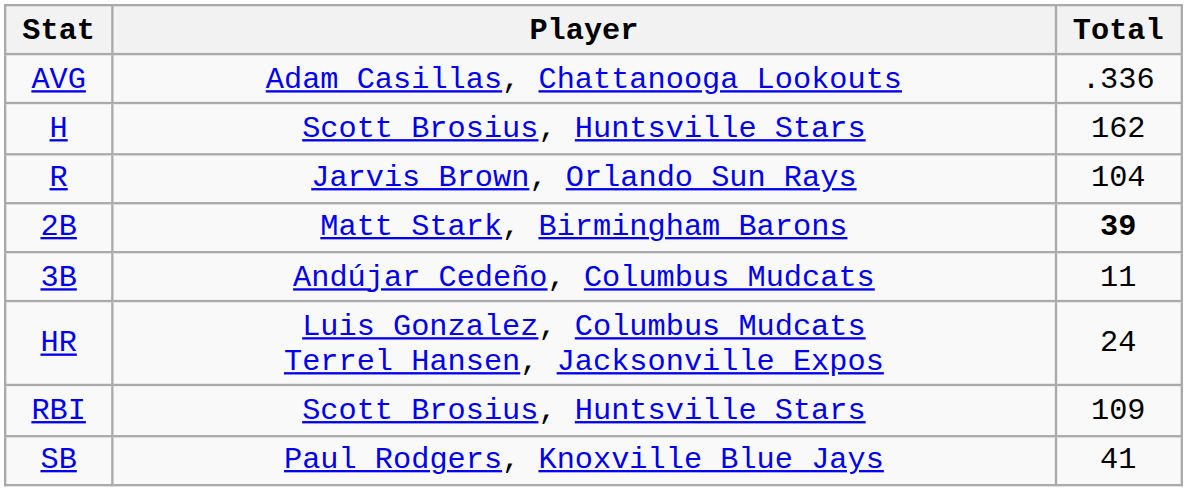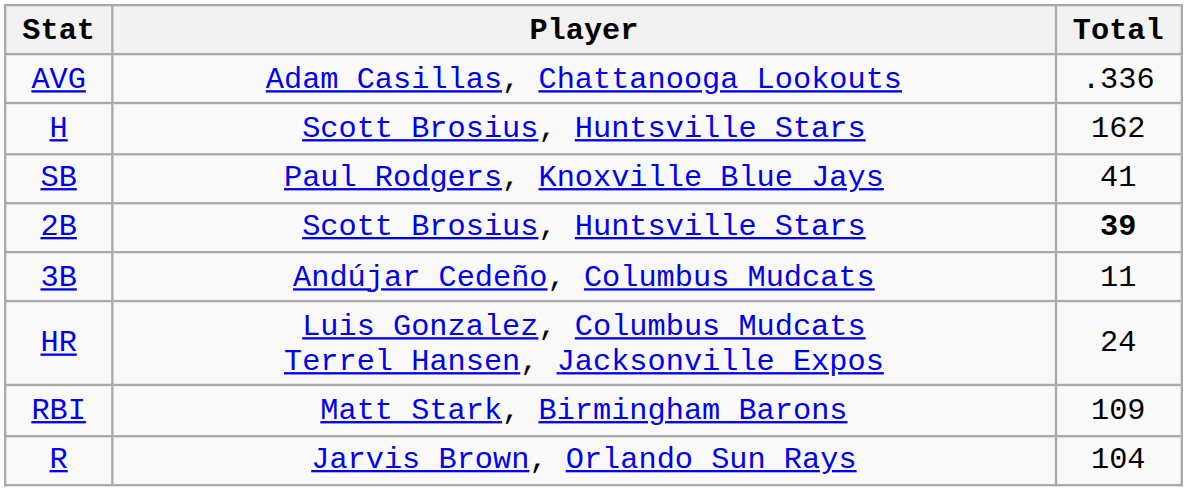rows swapped: (59, 178) <-> (59, 460)
(584, 227) Matt Stark, Birmingham Barons -> (584, 227) Scott Brosius, Huntsville Stars
(584, 410) Scott Brosius, Huntsville Stars -> (584, 410) Matt Stark, Birmingham Barons
